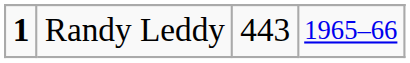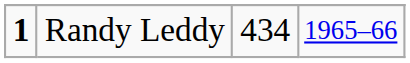(265, 30) 443 -> (265, 30) 434
